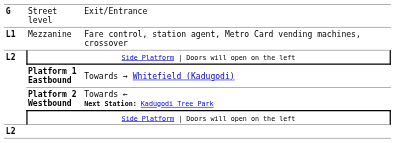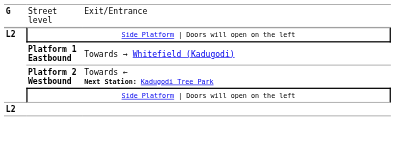- row: (50, 34)
